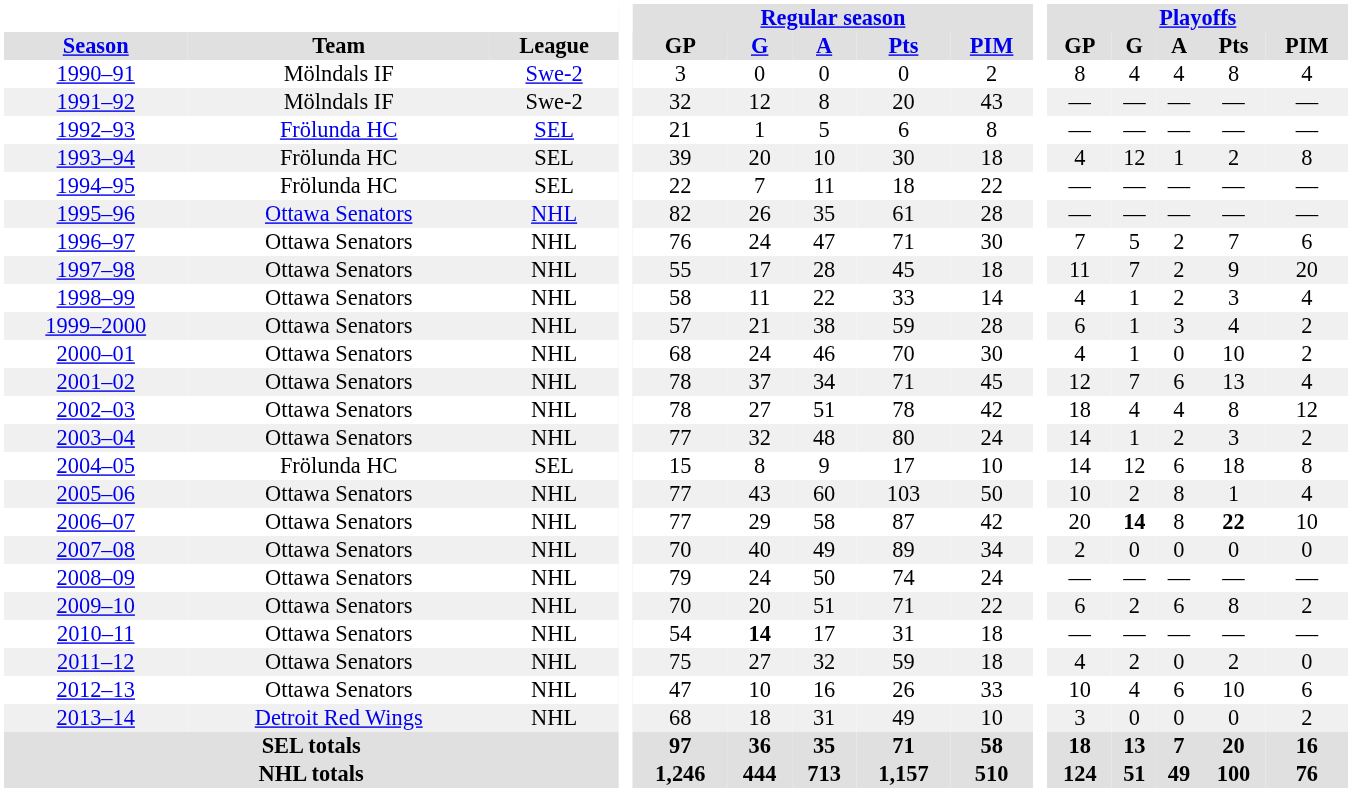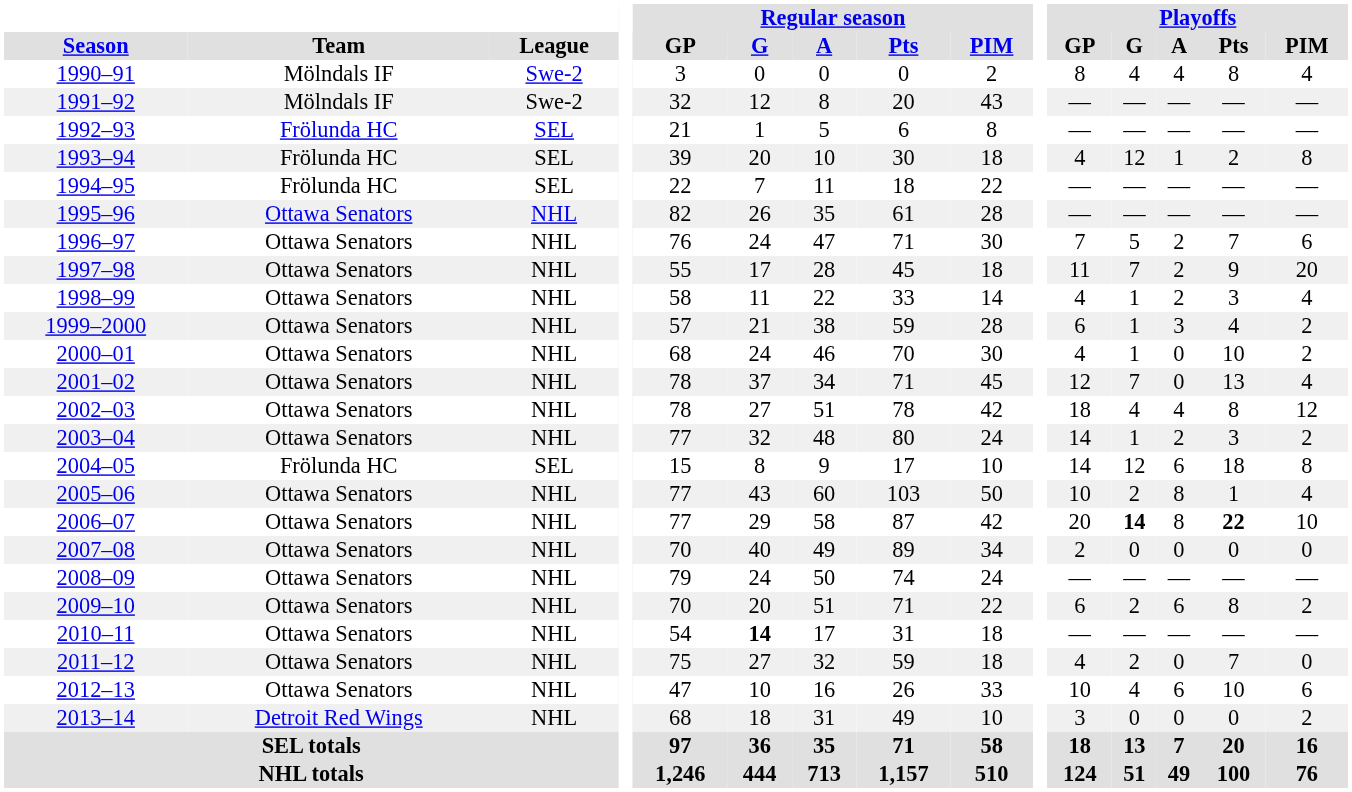(1179, 381) 6 -> (1179, 381) 0
(1234, 661) 2 -> (1234, 661) 7
